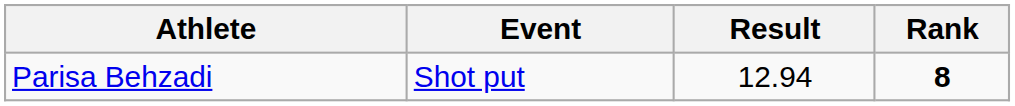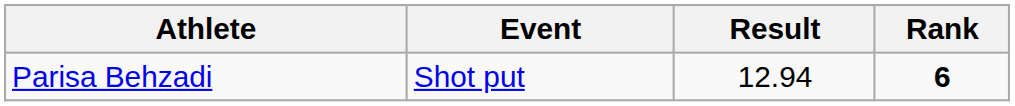(942, 76) 8 -> (942, 76) 6
